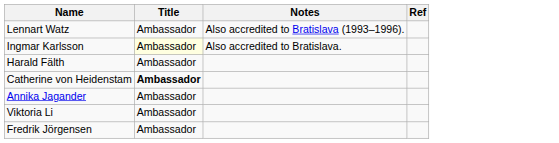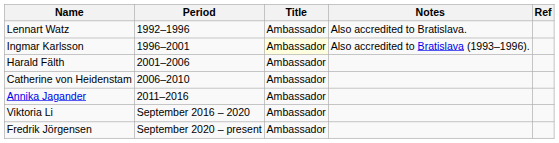+ column: (199, 12)
(305, 29) Also accredited to Bratislava (1993–1996). -> (399, 29) Also accredited to Bratislava.
(274, 46) Also accredited to Bratislava. -> (430, 46) Also accredited to Bratislava (1993–1996).
(169, 79) bold -> (296, 79) normal
